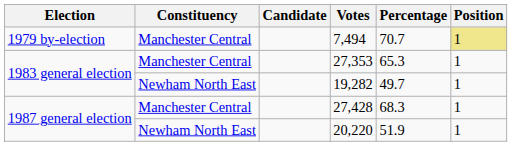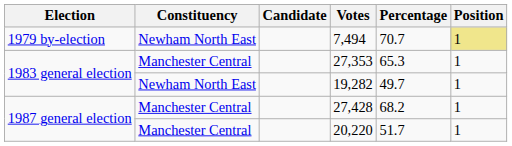(195, 38) Manchester Central -> (197, 38) Newham North East
(392, 107) 68.3 -> (392, 107) 68.2
(197, 130) Newham North East -> (195, 130) Manchester Central
(392, 130) 51.9 -> (392, 130) 51.7
